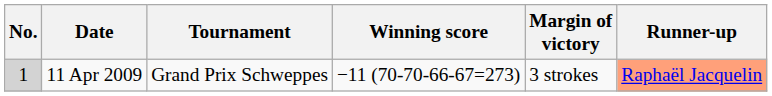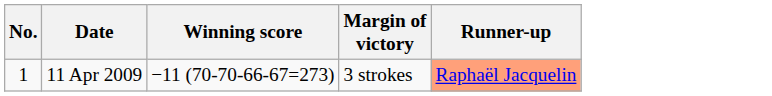- column: (240, 32)
(23, 75) lightgrey background -> (23, 75) no background
